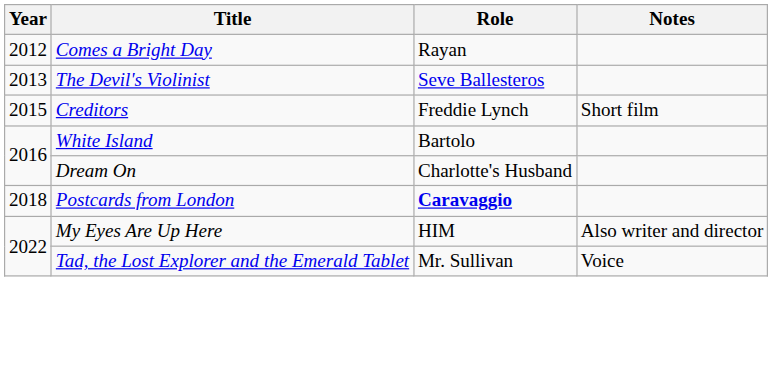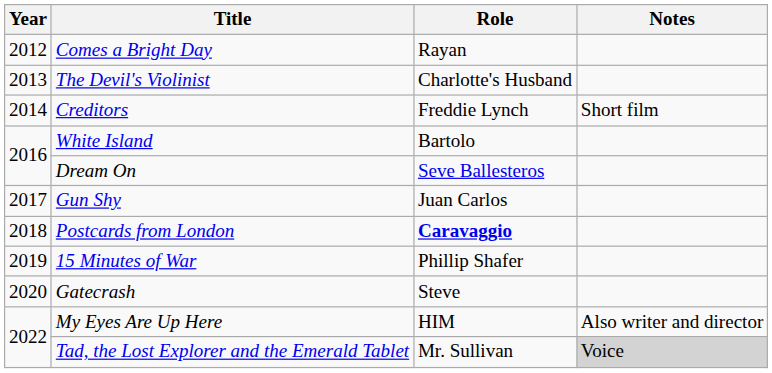(481, 79) Seve Ballesteros -> (495, 79) Charlotte's Husband
(28, 110) 2015 -> (28, 110) 2014
(495, 170) Charlotte's Husband -> (481, 170) Seve Ballesteros
+ row: (88, 200)
+ row: (126, 261)
+ row: (95, 291)
(602, 261) no background -> (602, 351) lightgrey background
